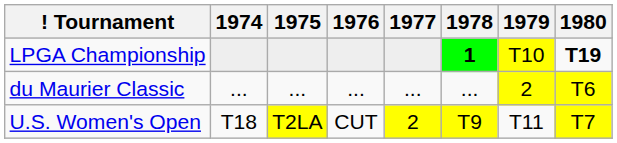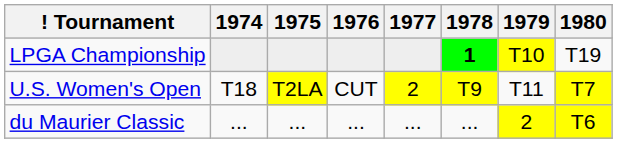(583, 55) bold -> (583, 55) normal
rows swapped: (105, 122) <-> (97, 88)
